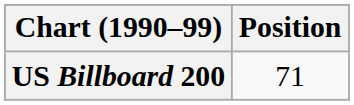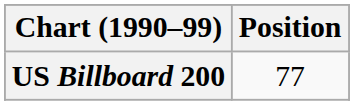(290, 75) 71 -> (290, 75) 77
